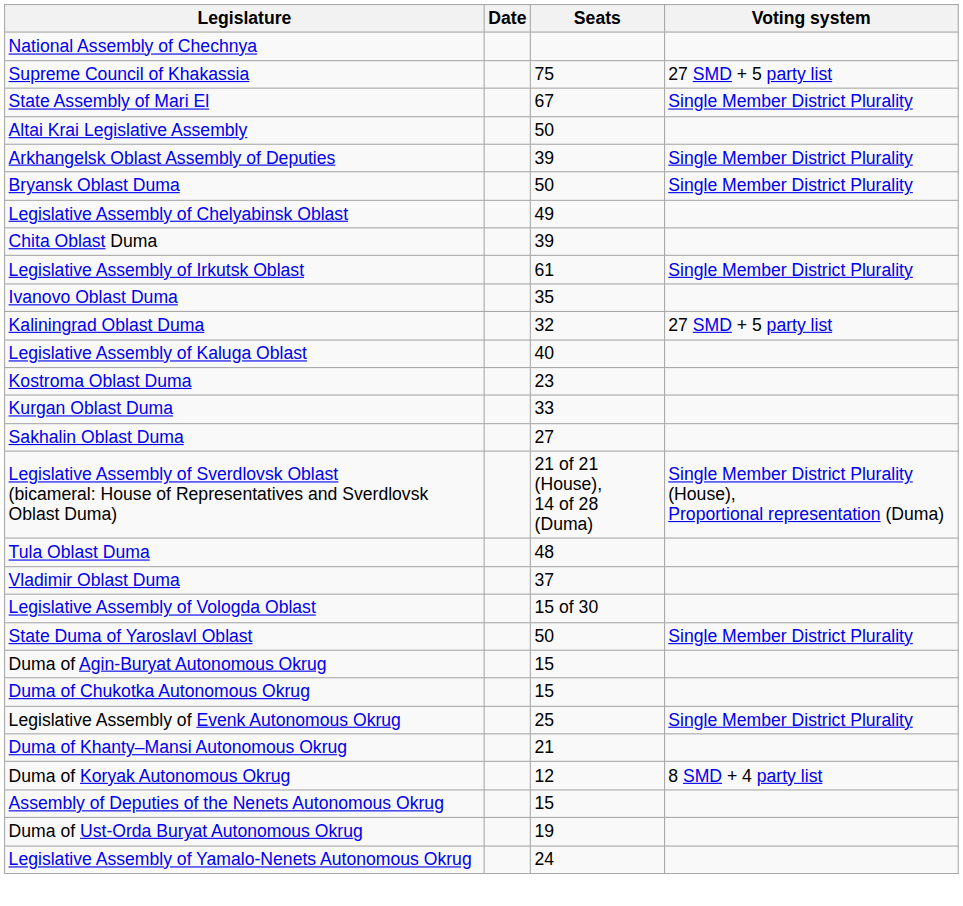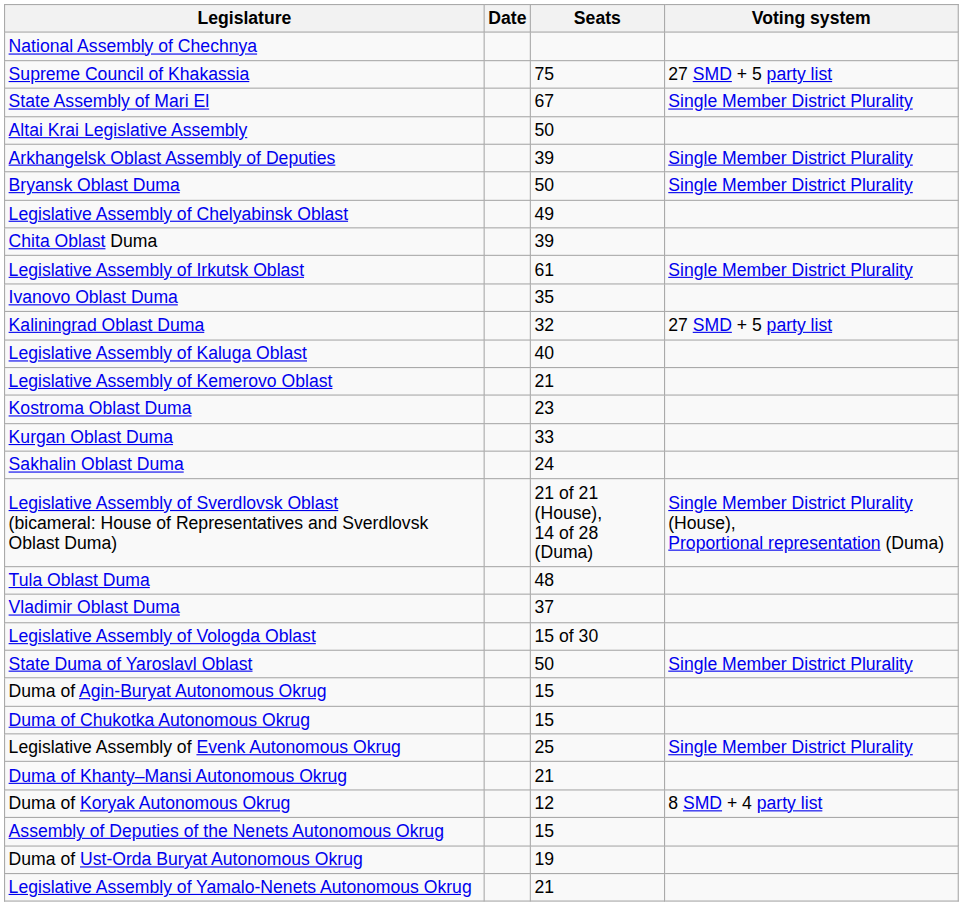+ row: (171, 381)
(544, 437) 27 -> (544, 465) 24
(544, 859) 24 -> (544, 887) 21
